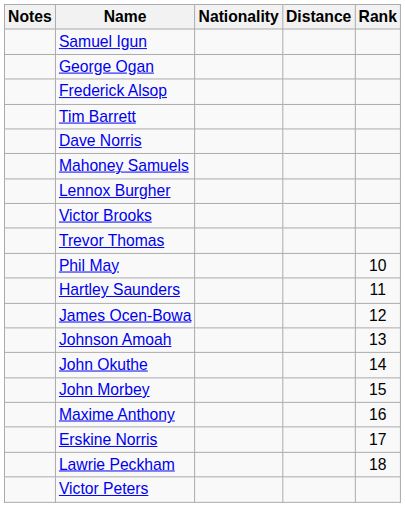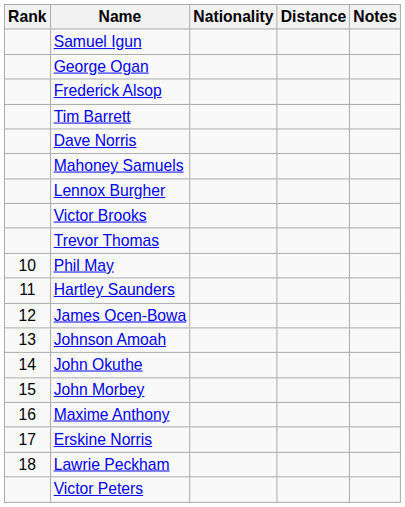columns swapped: (378, 16) <-> (30, 16)
